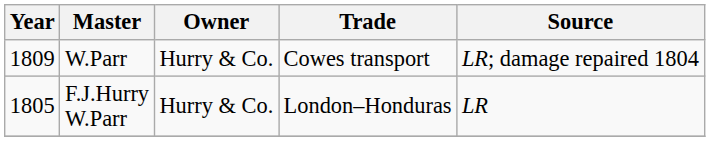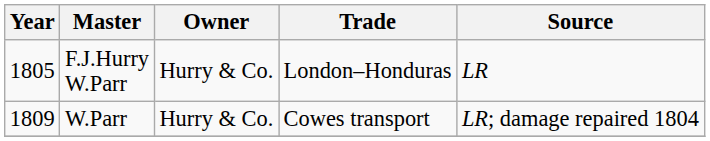rows swapped: (107, 105) <-> (96, 57)
